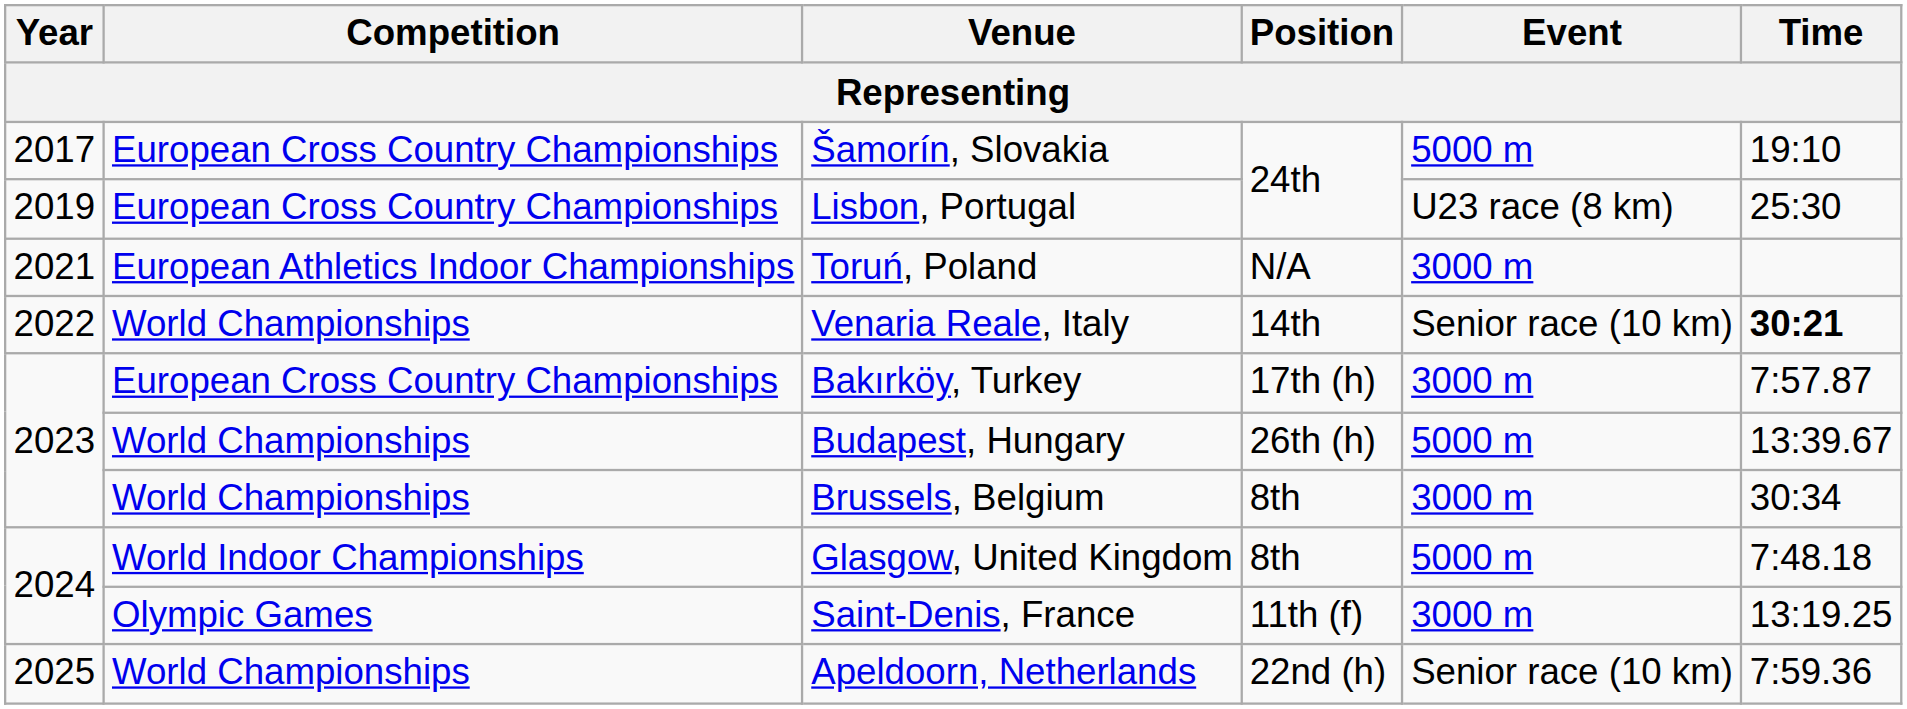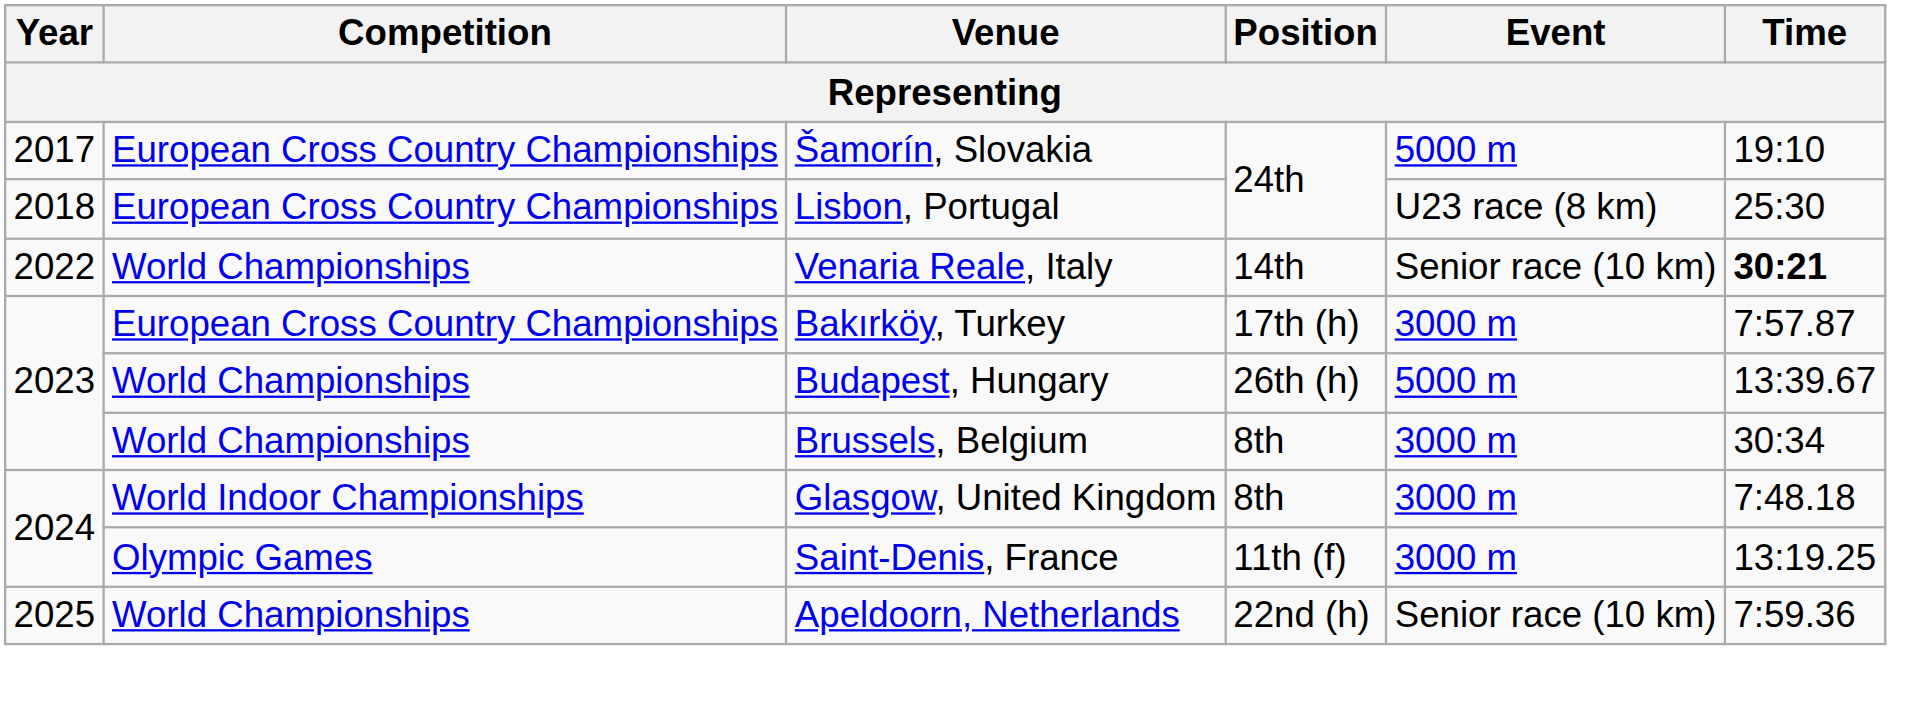(54, 207) 2019 -> (54, 207) 2018
- row: (924, 265)
(1472, 556) 5000 m -> (1456, 498) 3000 m
